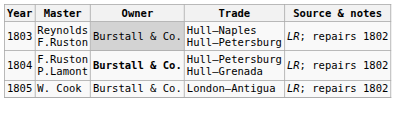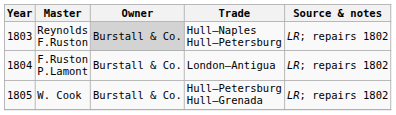(137, 66) bold -> (137, 66) normal
(234, 66) Hull–Petersburg Hull–Grenada -> (231, 66) London—Antigua
(231, 89) London—Antigua -> (234, 95) Hull–Petersburg Hull–Grenada
